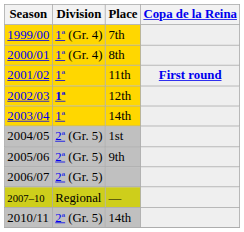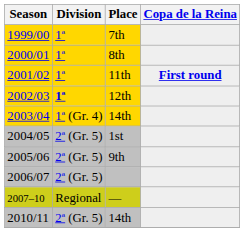(79, 34) 1ª (Gr. 4) -> (60, 34) 1ª
(79, 55) 1ª (Gr. 4) -> (60, 55) 1ª
(60, 116) 1ª -> (79, 116) 1ª (Gr. 4)
